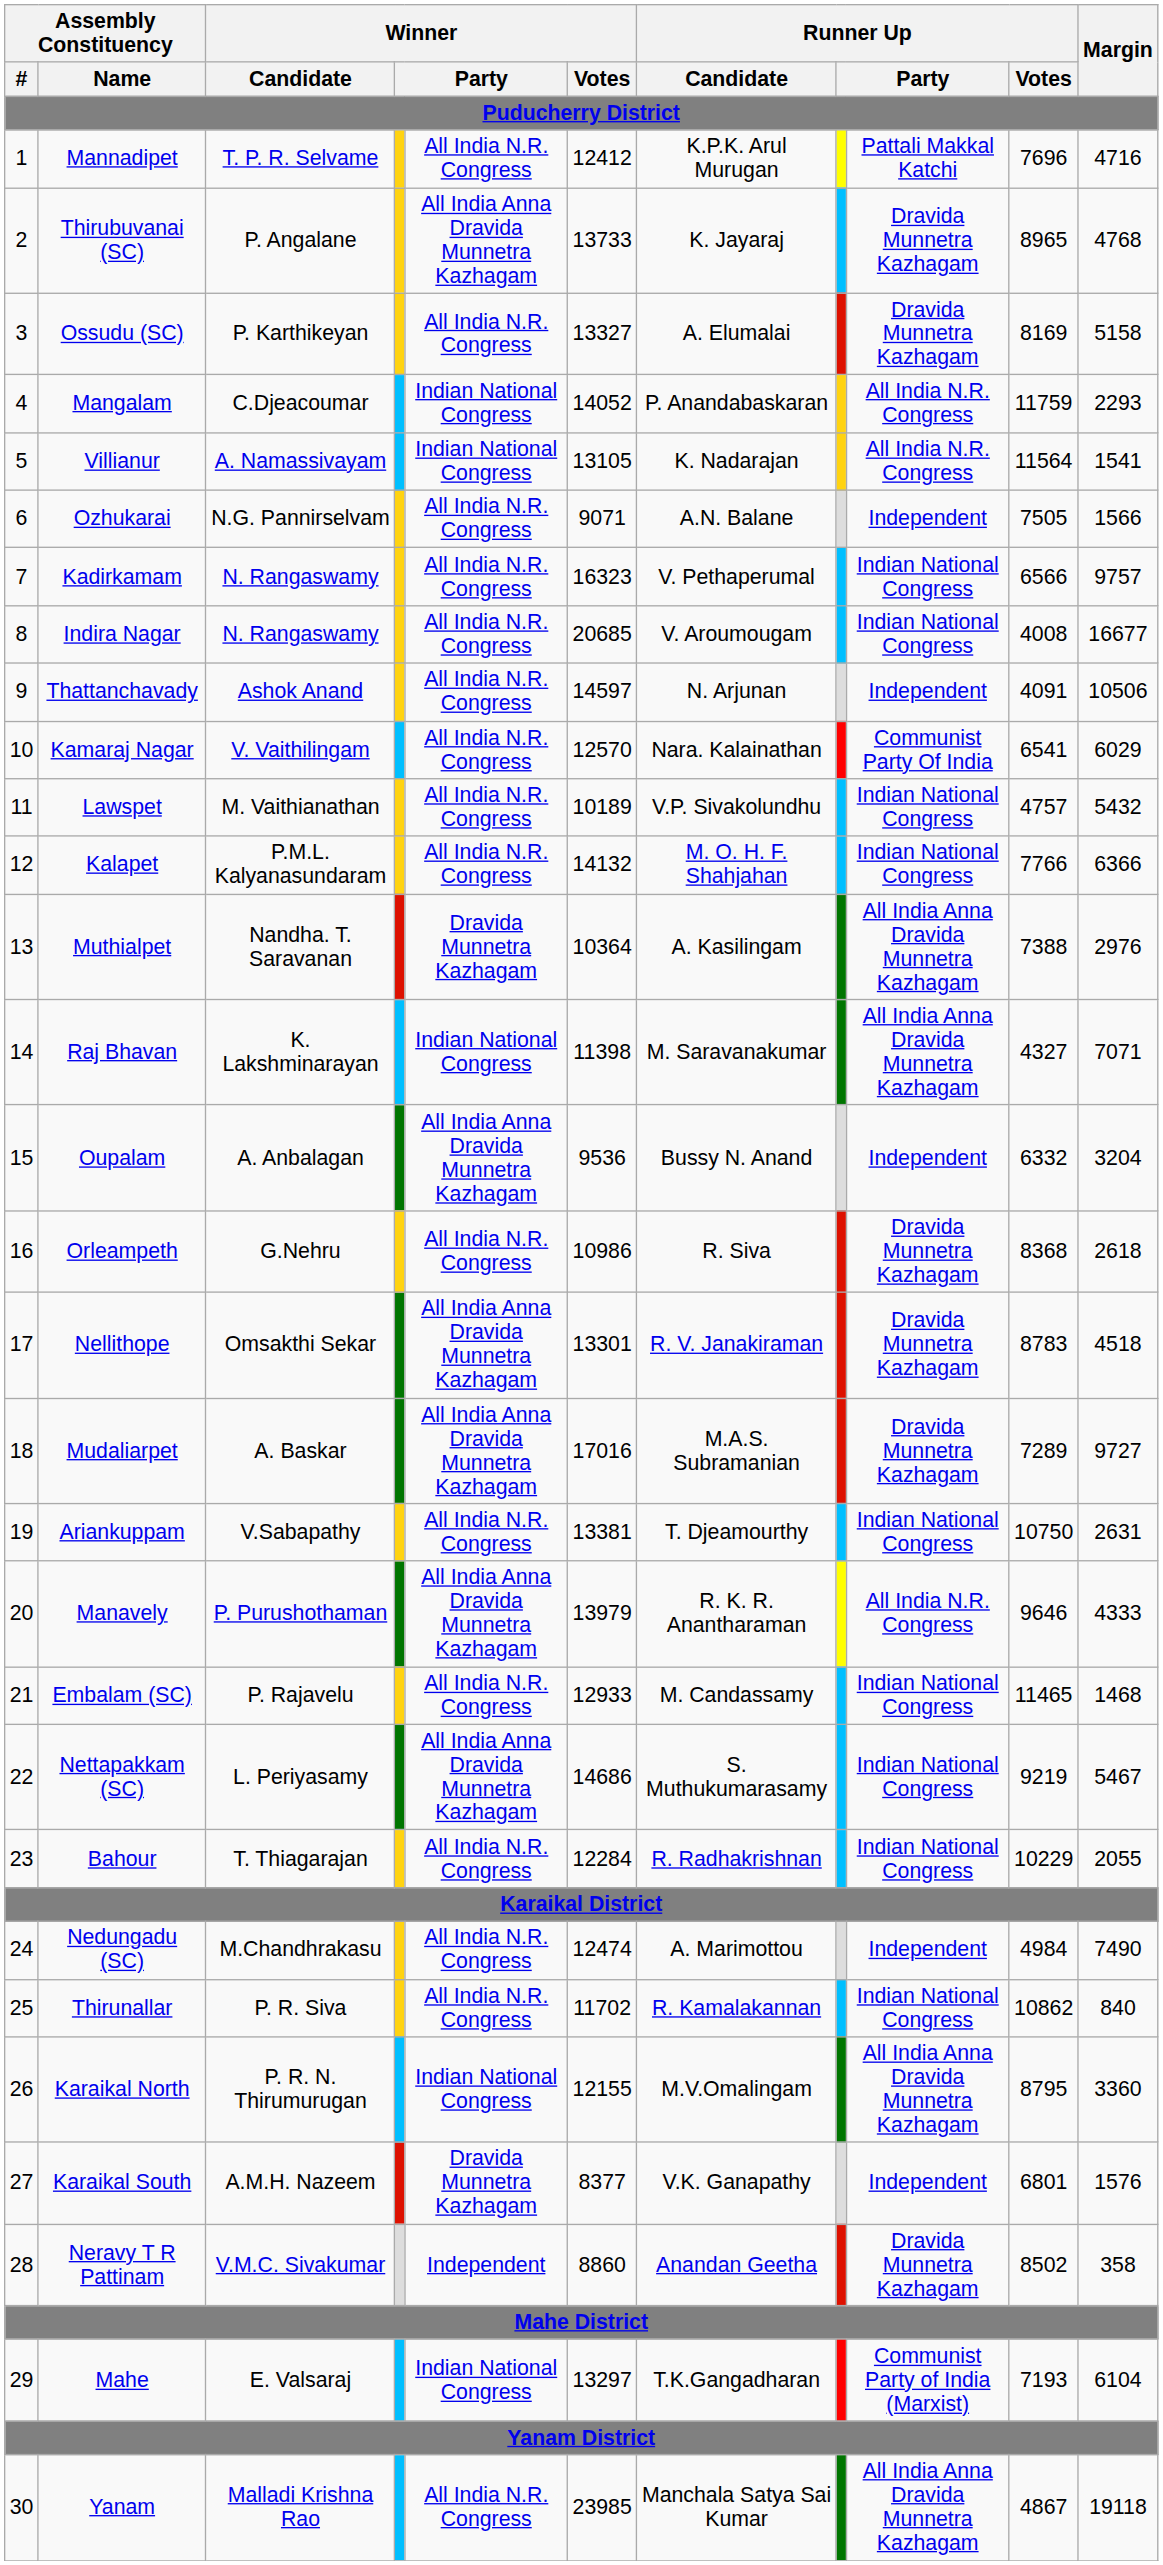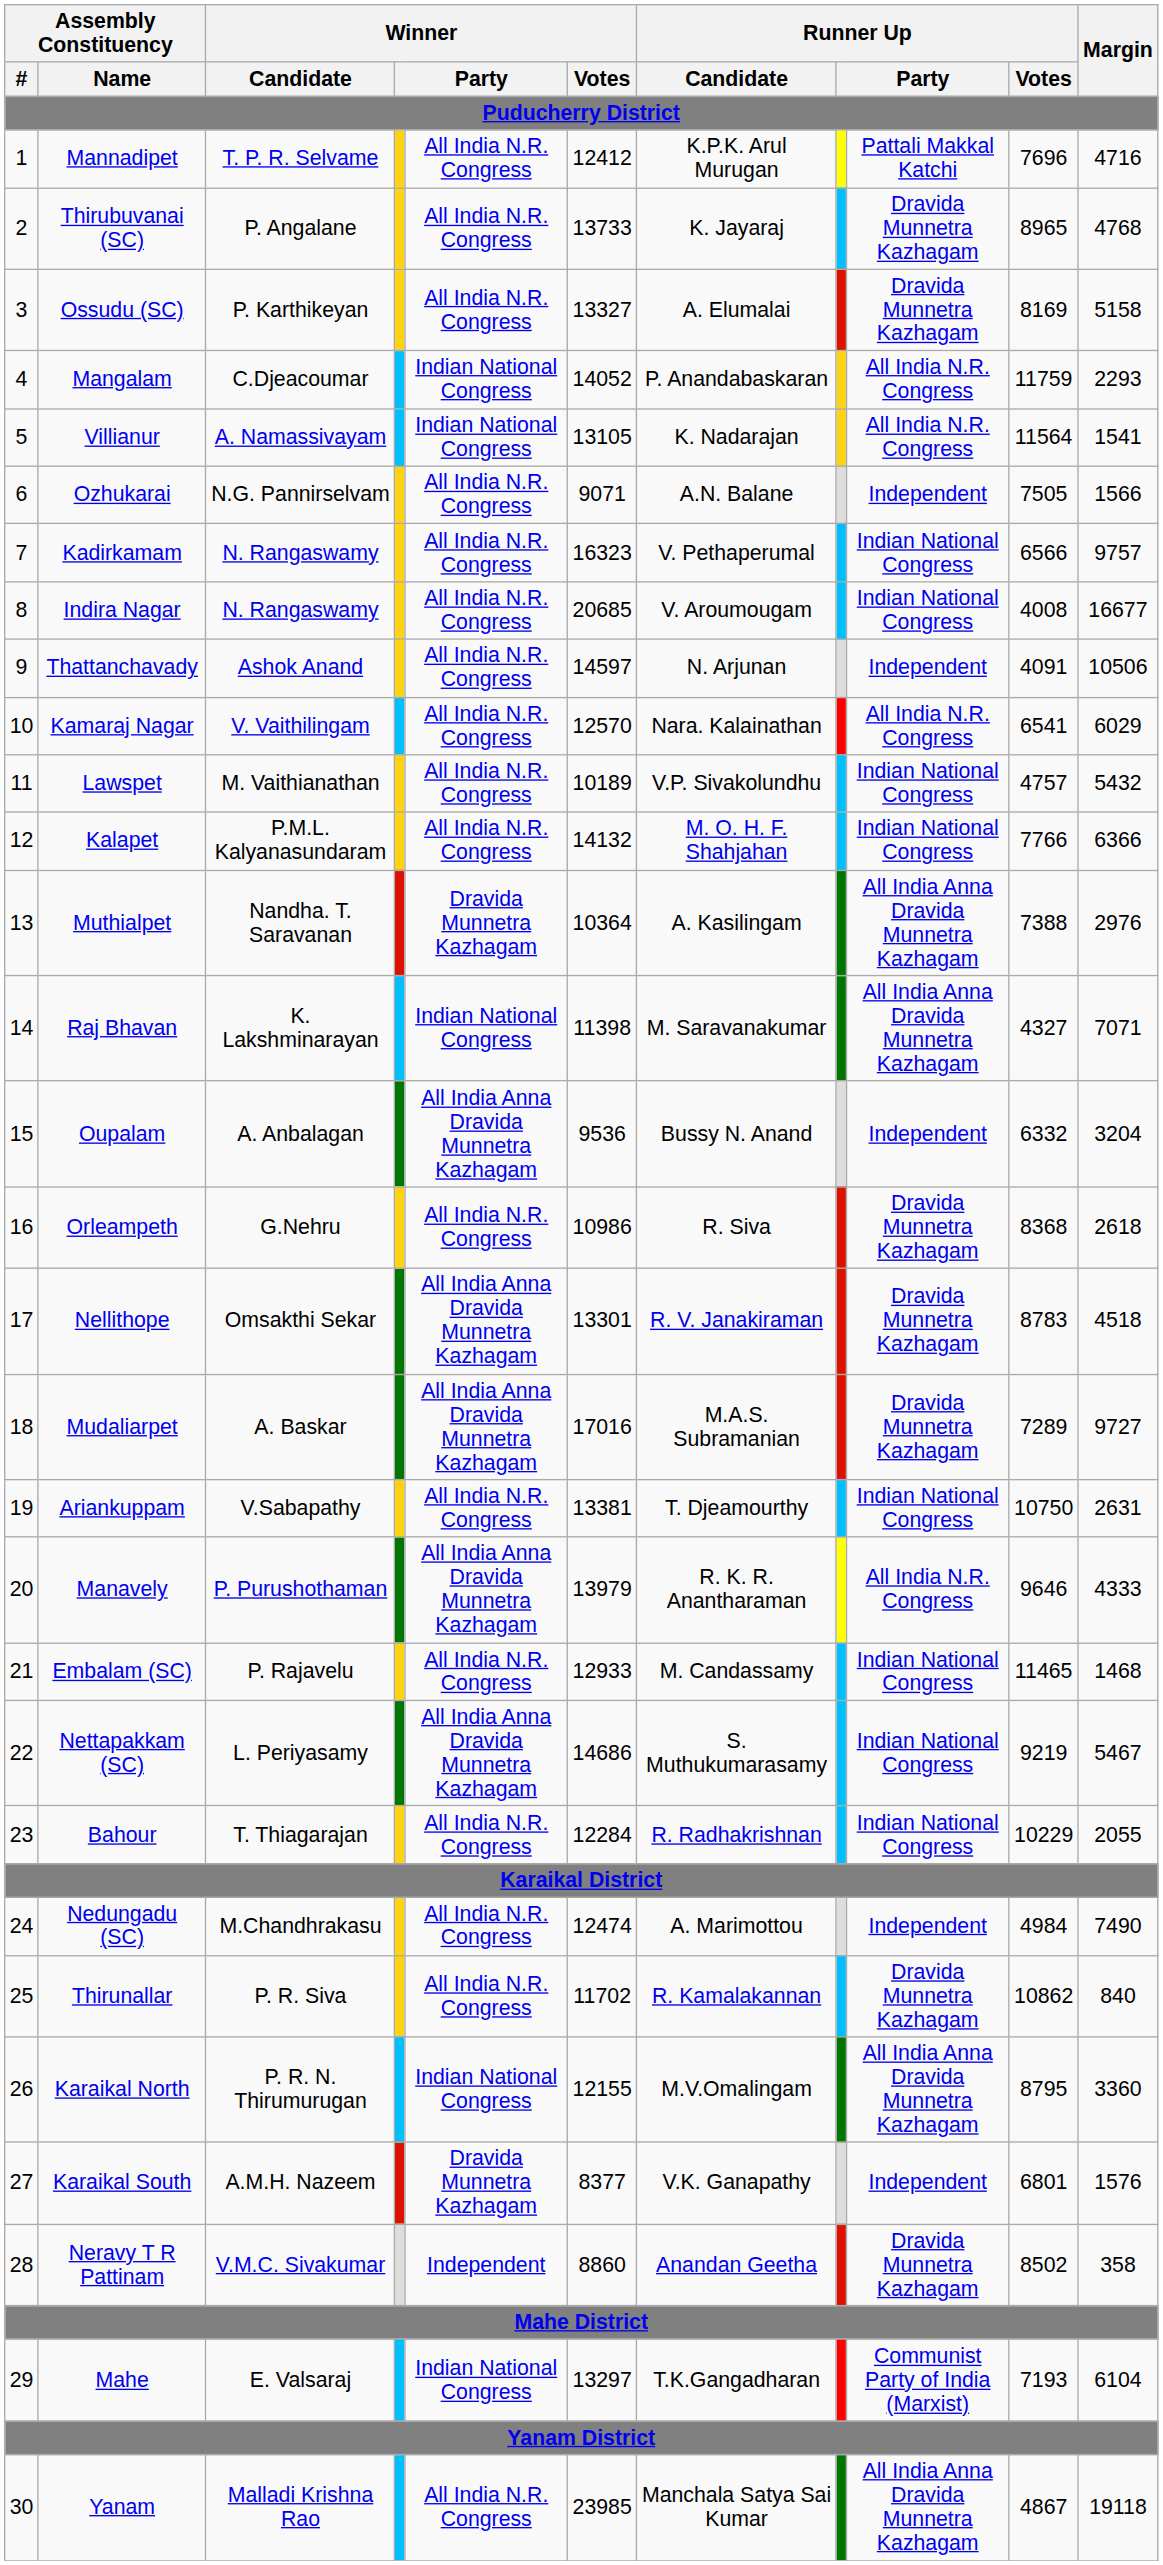(486, 240) All India Anna Dravida Munnetra Kazhagam -> (486, 228) All India N.R. Congress
(928, 749) Communist Party Of India -> (928, 725) All India N.R. Congress
(928, 2007) Indian National Congress -> (928, 1995) Dravida Munnetra Kazhagam
